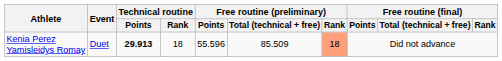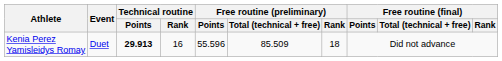(178, 45) 18 -> (178, 45) 16
(335, 45) lightsalmon background -> (335, 45) no background
